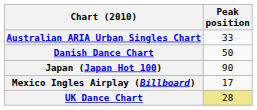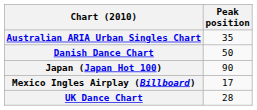(228, 38) 33 -> (228, 38) 35
(228, 98) khaki background -> (228, 98) no background
